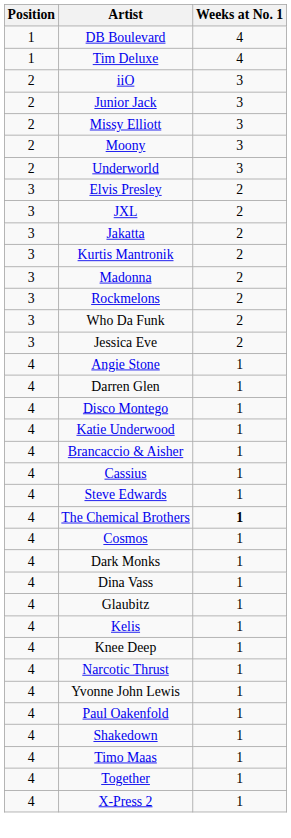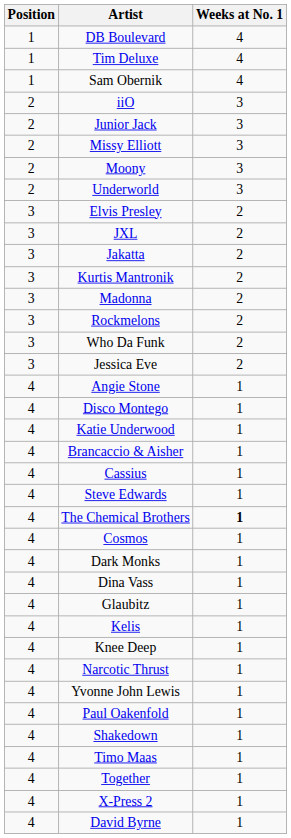+ row: (126, 80)
- row: (126, 386)
+ row: (126, 822)
